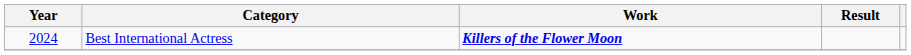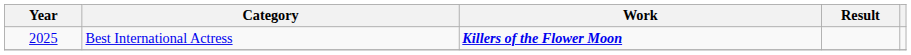(43, 38) 2024 -> (43, 38) 2025
